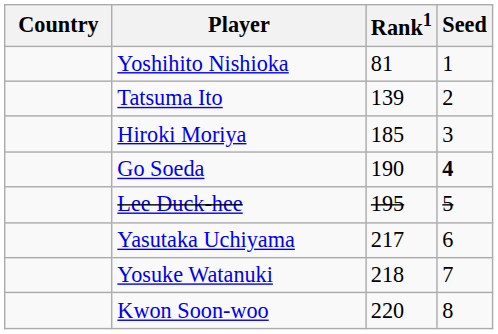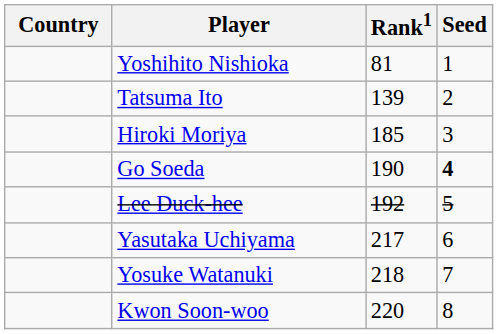(388, 204) 195 -> (388, 204) 192
